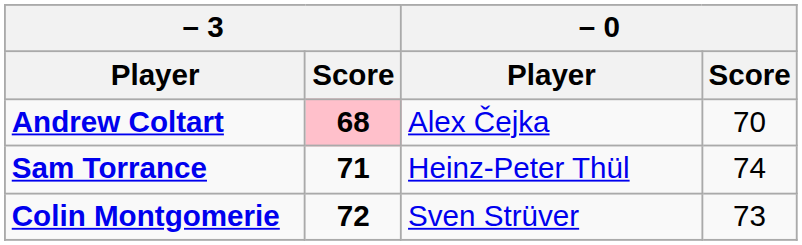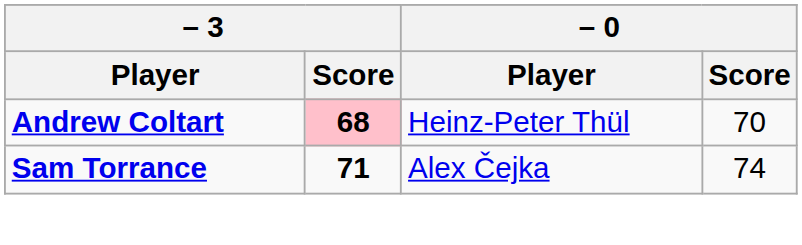(479, 121) Alex Čejka -> (519, 121) Heinz-Peter Thül
(519, 168) Heinz-Peter Thül -> (479, 168) Alex Čejka
- row: (146, 215)
